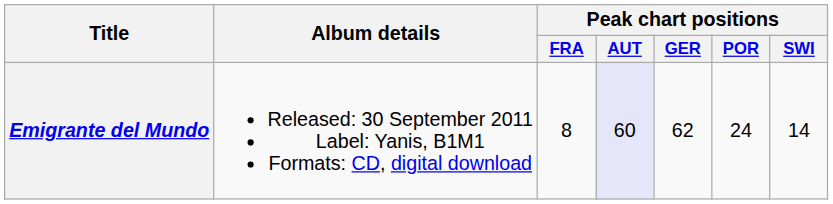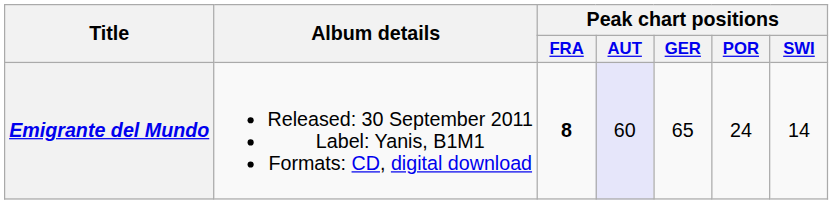(567, 130) normal -> (567, 130) bold
(683, 130) 62 -> (683, 130) 65
